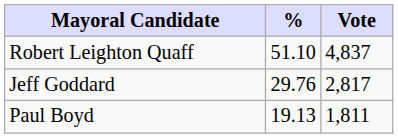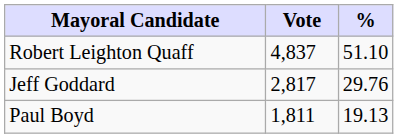columns swapped: (357, 20) <-> (293, 20)
